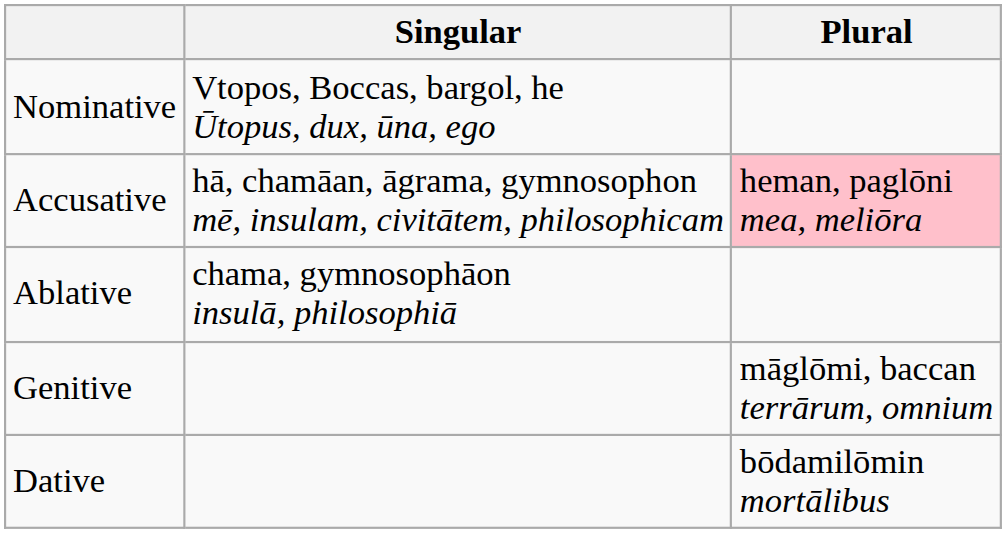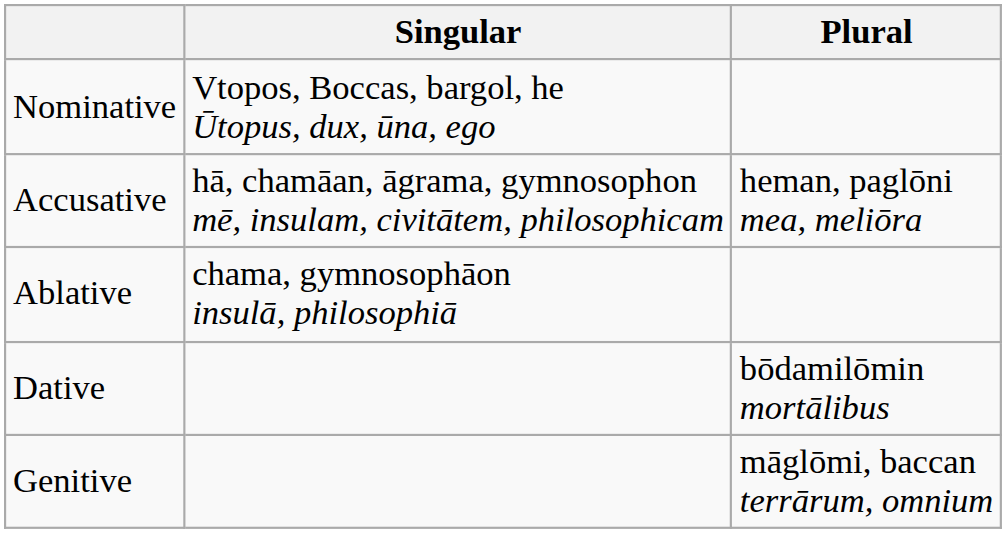(846, 199) pink background -> (846, 199) no background
rows swapped: (59, 480) <-> (73, 387)
